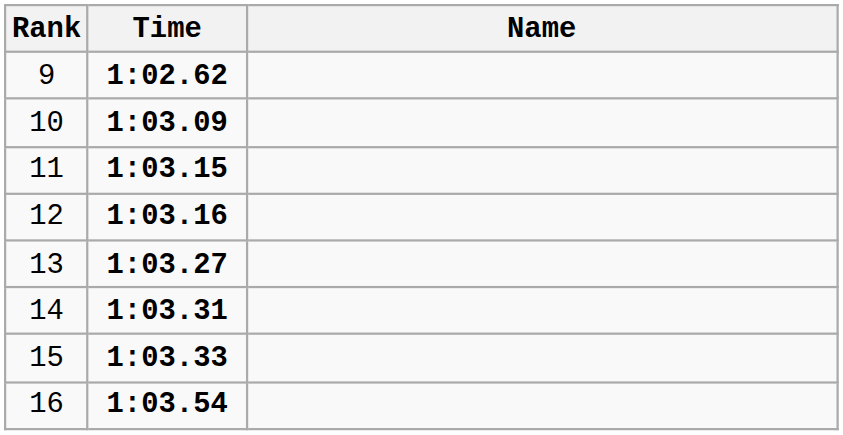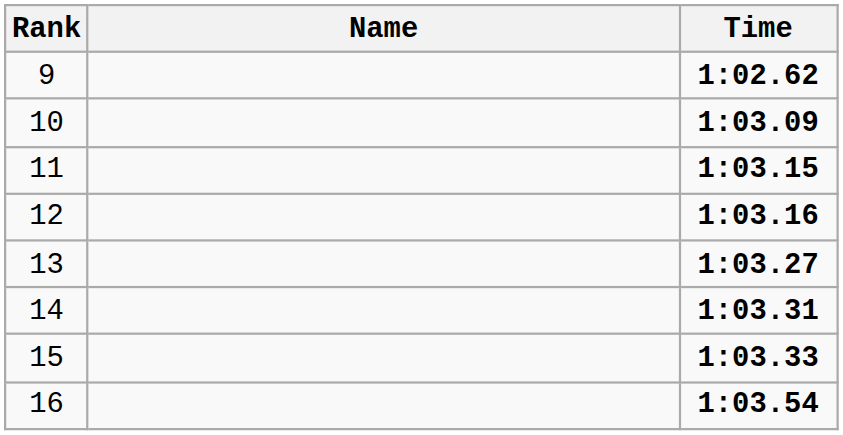columns swapped: (542, 29) <-> (167, 29)
